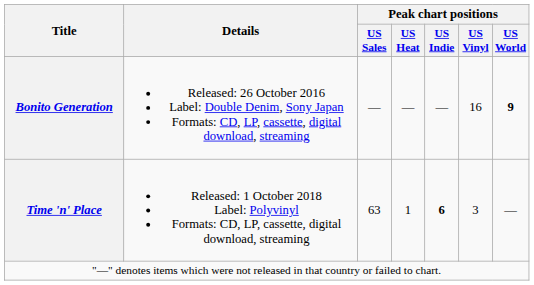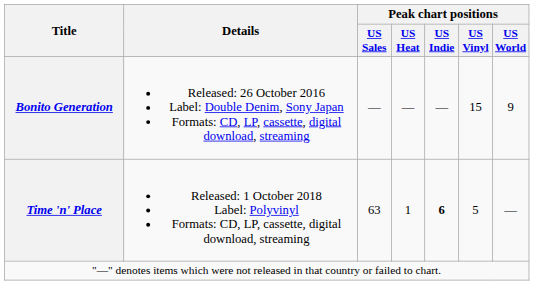(476, 107) 16 -> (476, 107) 15
(511, 107) bold -> (511, 107) normal
(476, 210) 3 -> (476, 210) 5
